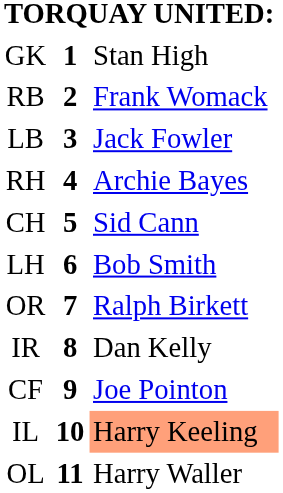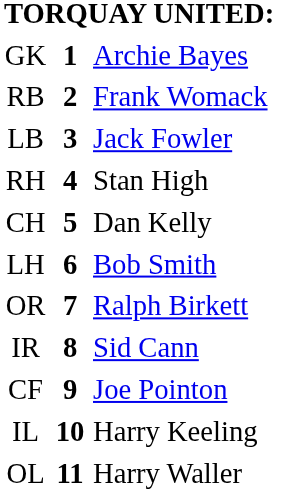(151, 55) Stan High -> (171, 55) Archie Bayes
(171, 180) Archie Bayes -> (151, 180) Stan High
(146, 222) Sid Cann -> (152, 222) Dan Kelly
(152, 347) Dan Kelly -> (146, 347) Sid Cann
(175, 431) lightsalmon background -> (175, 431) no background
